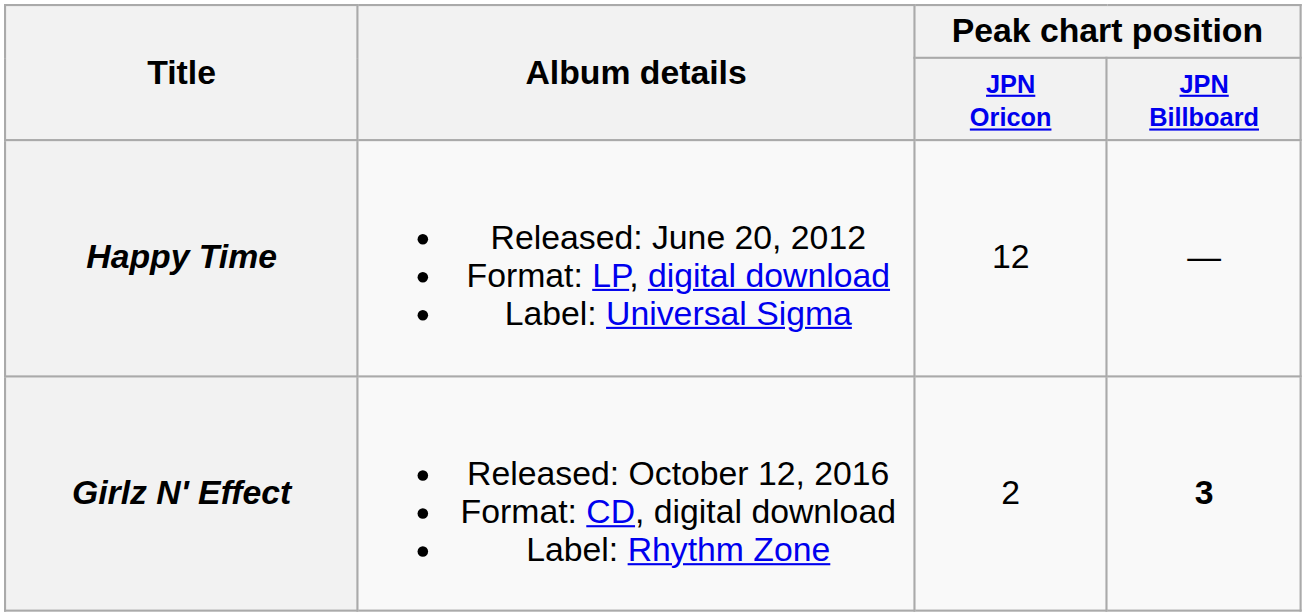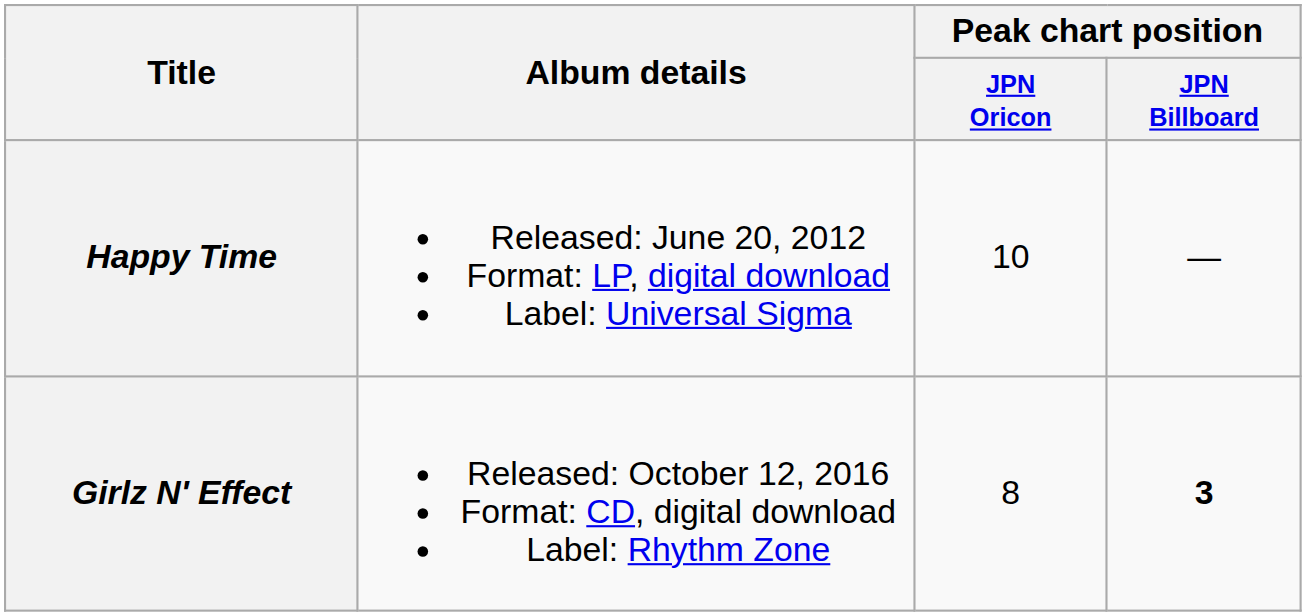(1011, 257) 12 -> (1011, 257) 10
(1011, 492) 2 -> (1011, 492) 8
